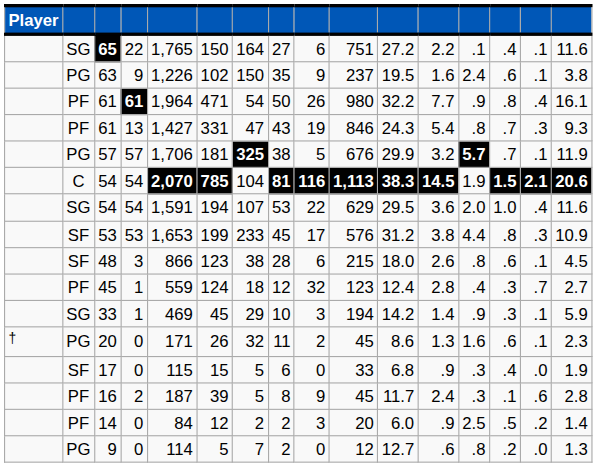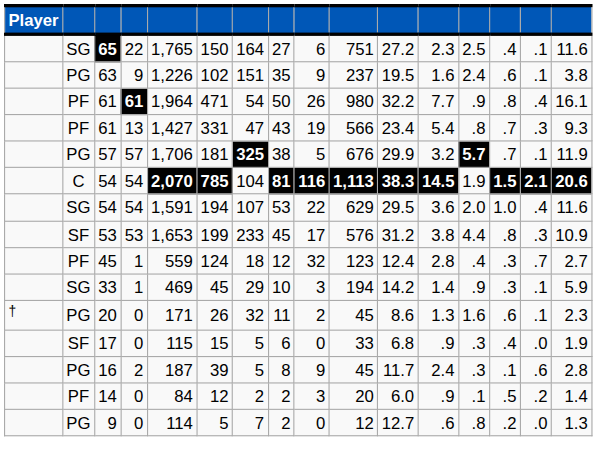(443, 49) 2.2 -> (443, 49) 2.3
(479, 49) .1 -> (474, 49) 2.5
(250, 75) 150 -> (250, 75) 151
(360, 128) 846 -> (360, 128) 566
(398, 128) 24.3 -> (398, 128) 23.4
- row: (108, 261)
(78, 396) PF -> (78, 370) PG
(474, 423) 2.5 -> (479, 396) .1
